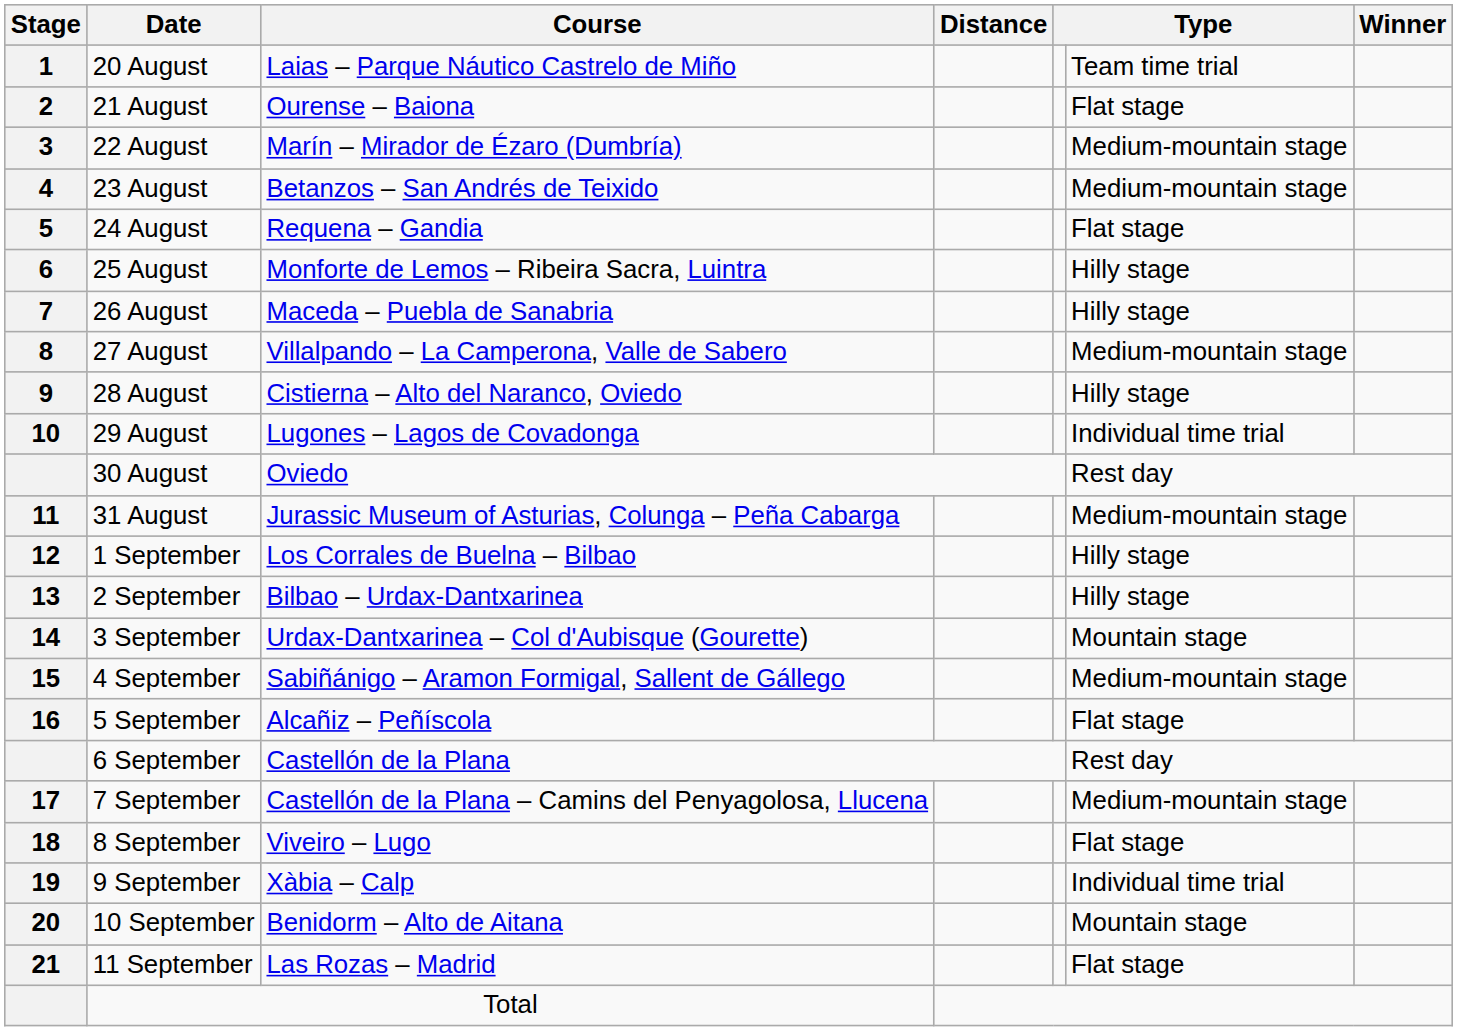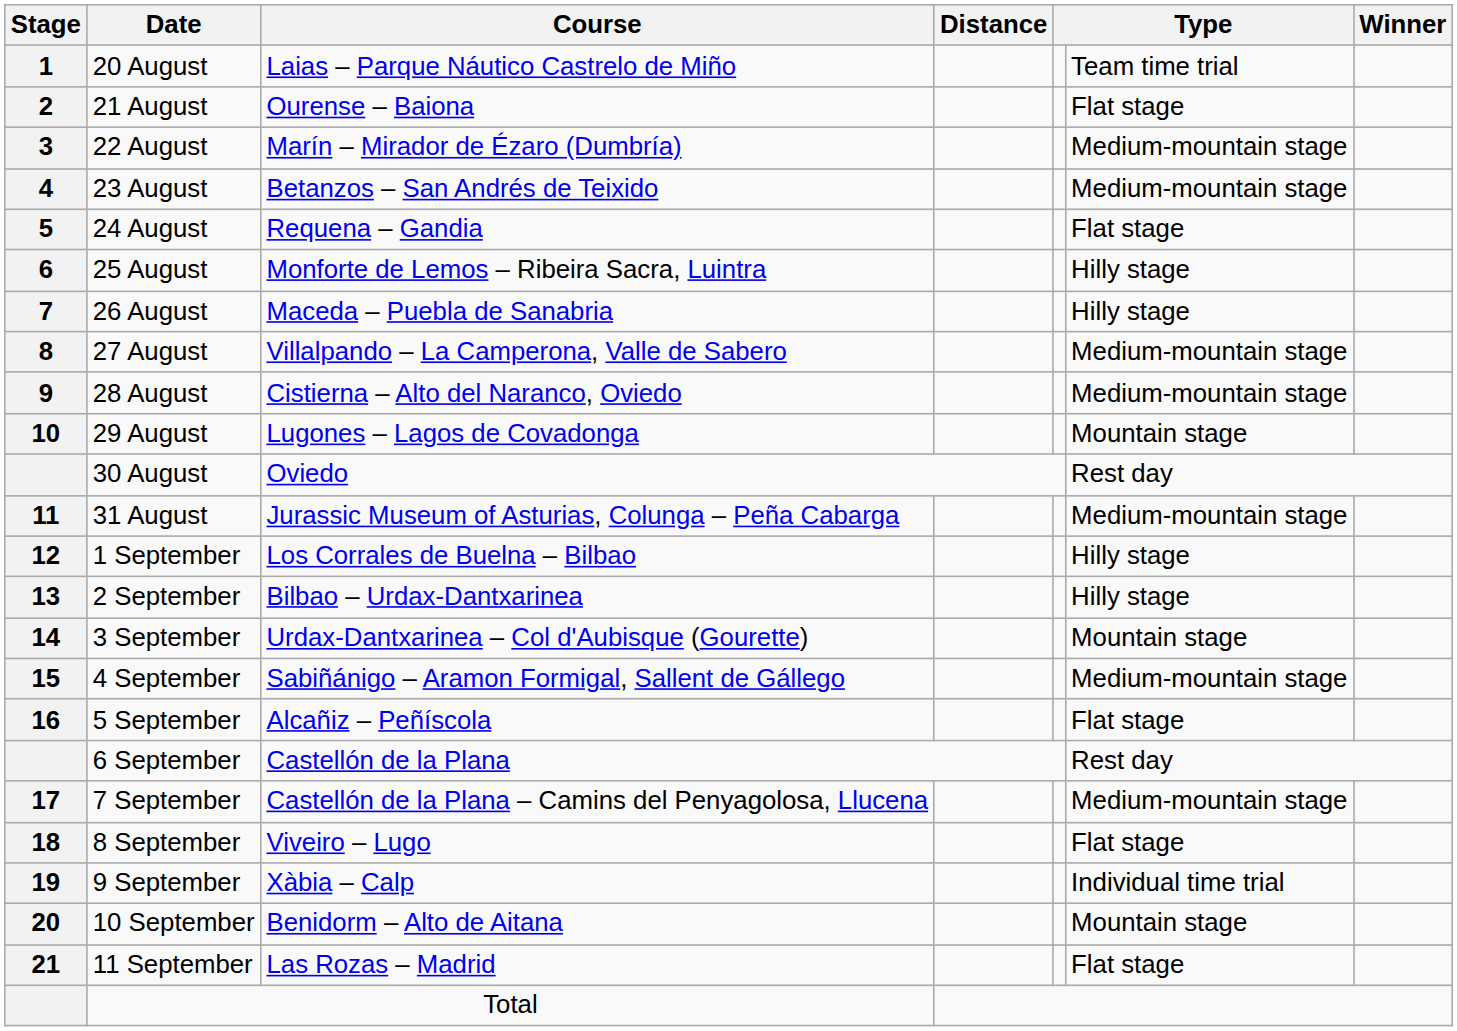(1131, 392) Hilly stage -> (1209, 392) Medium-mountain stage
(1178, 433) Individual time trial -> (1159, 433) Mountain stage
